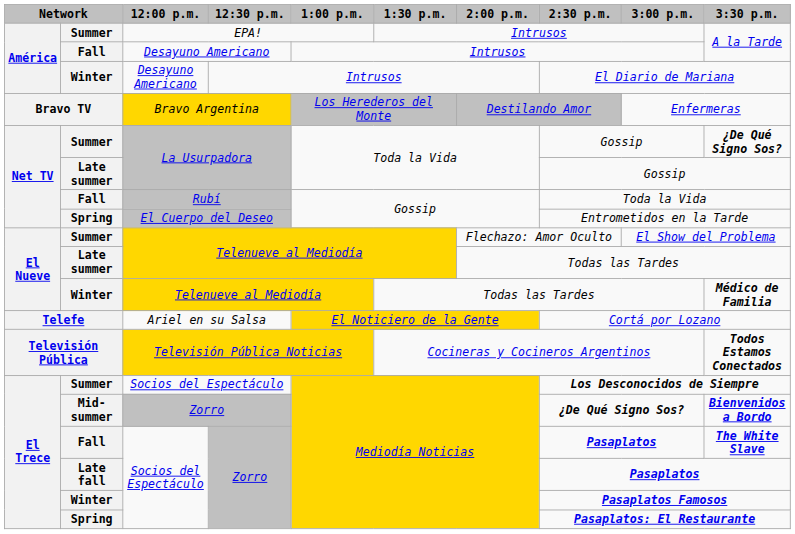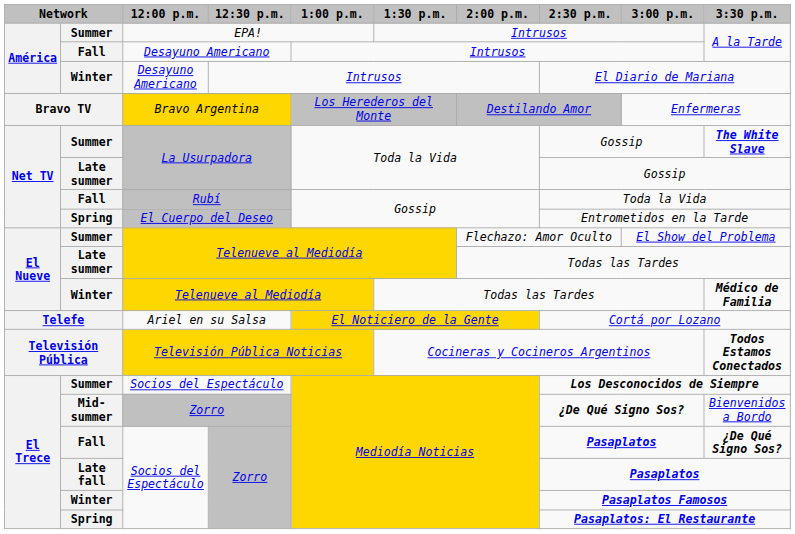(747, 142) ¿De Qué Signo Sos? -> (747, 142) The White Slave
(747, 410) bold -> (747, 410) normal
(747, 442) The White Slave -> (747, 442) ¿De Qué Signo Sos?
